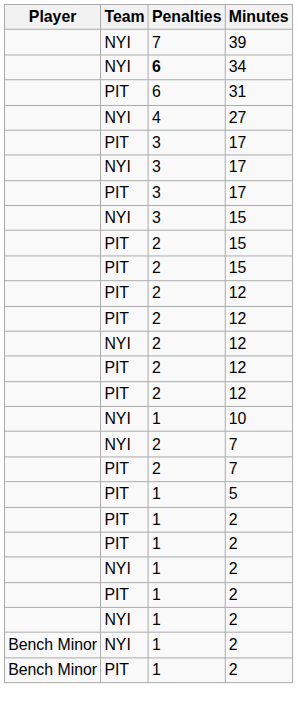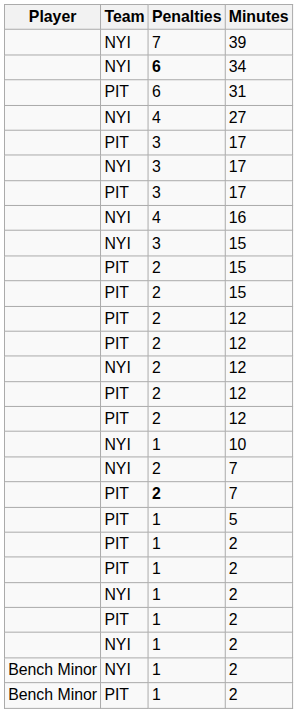+ row: (118, 218)
(156, 469) normal -> (156, 494) bold
